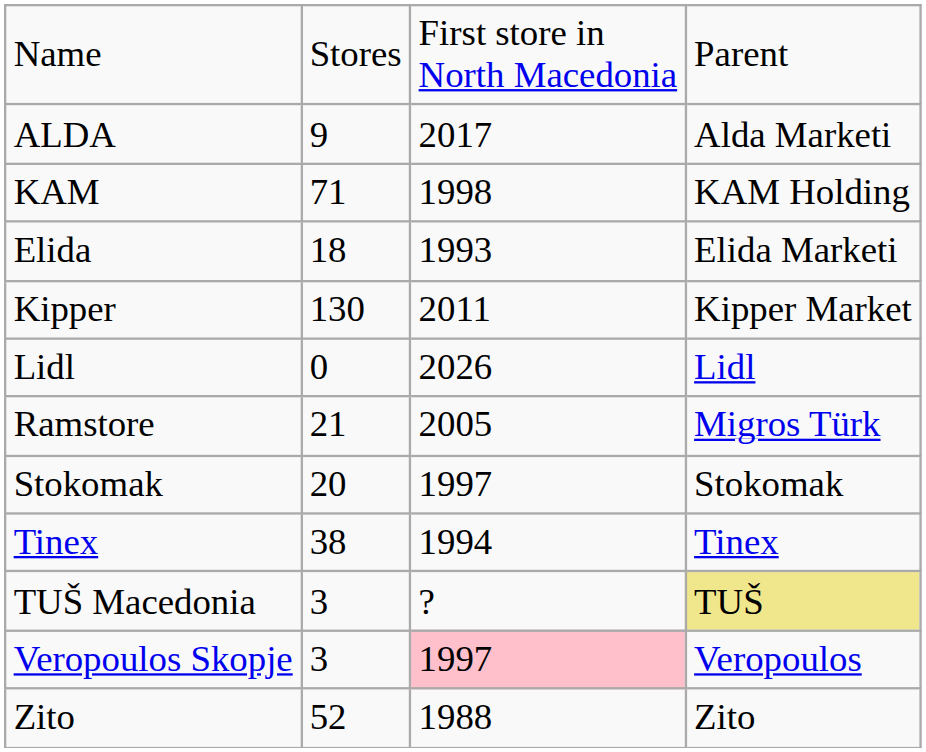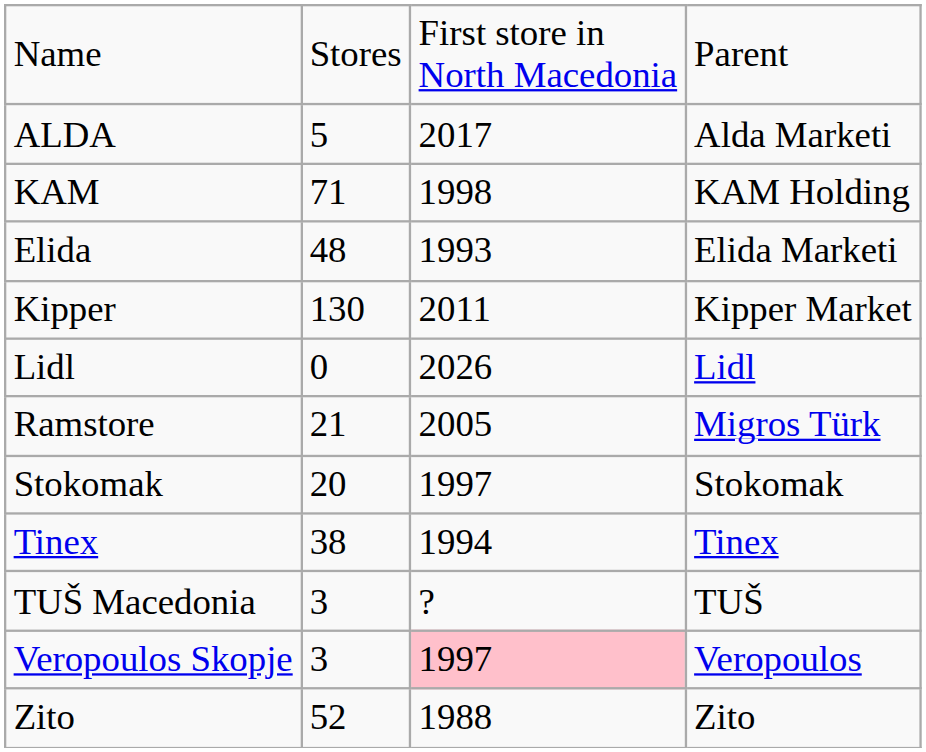(319, 133) 9 -> (319, 133) 5
(328, 250) 18 -> (328, 250) 48
(729, 600) khaki background -> (729, 600) no background
